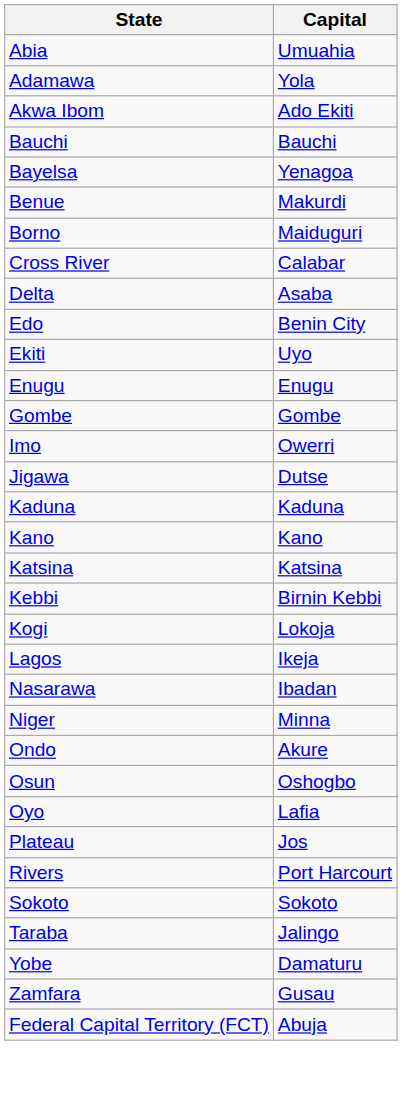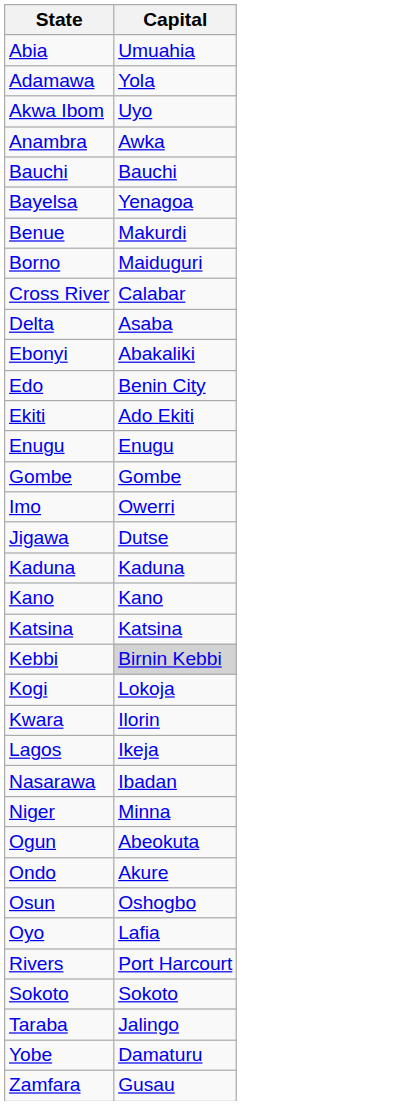(316, 111) Ado Ekiti -> (135, 111) Uyo
+ row: (48, 141)
+ row: (38, 354)
(295, 354) Uyo -> (156, 415) Ado Ekiti
(330, 598) no background -> (170, 659) lightgrey background
+ row: (36, 720)
+ row: (33, 841)
- row: (42, 841)
- row: (139, 1024)
